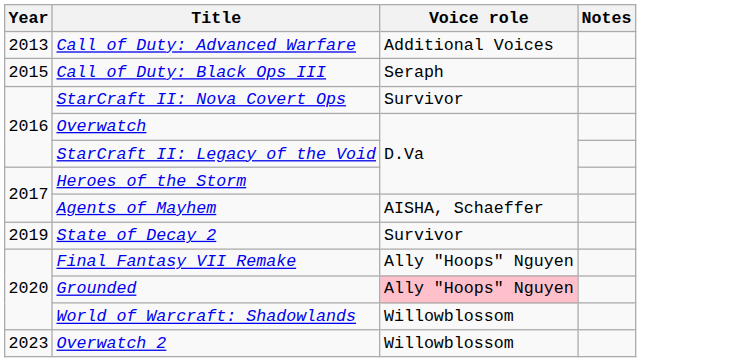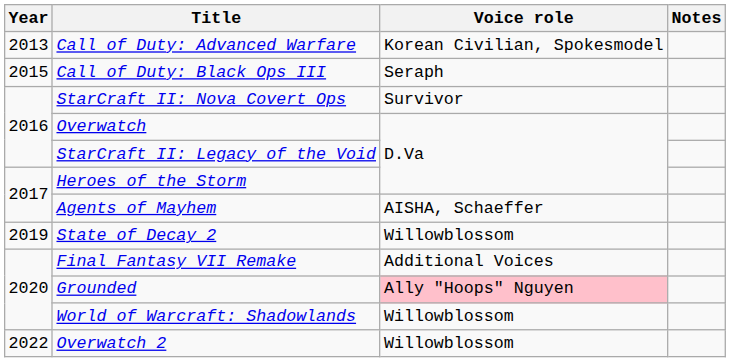(469, 45) Additional Voices -> (524, 45) Korean Civilian, Spokesmodel
(424, 235) Survivor -> (449, 235) Willowblossom
(479, 262) Ally "Hoops" Nguyen -> (469, 262) Additional Voices
(29, 344) 2023 -> (29, 344) 2022
